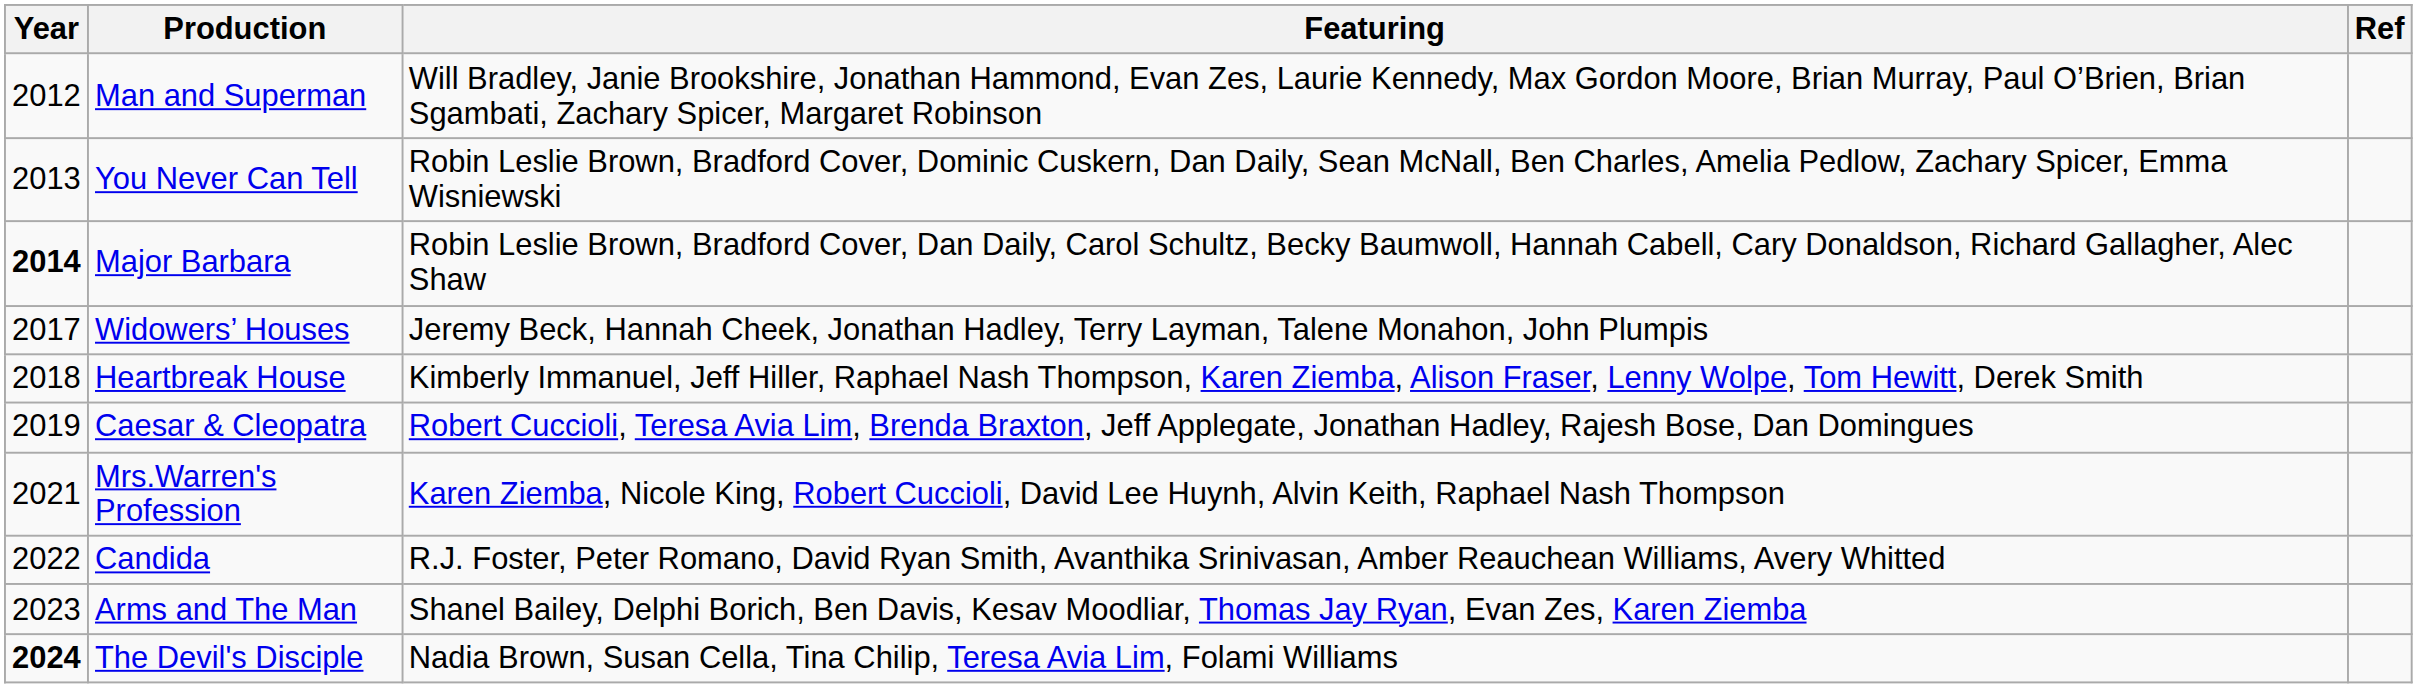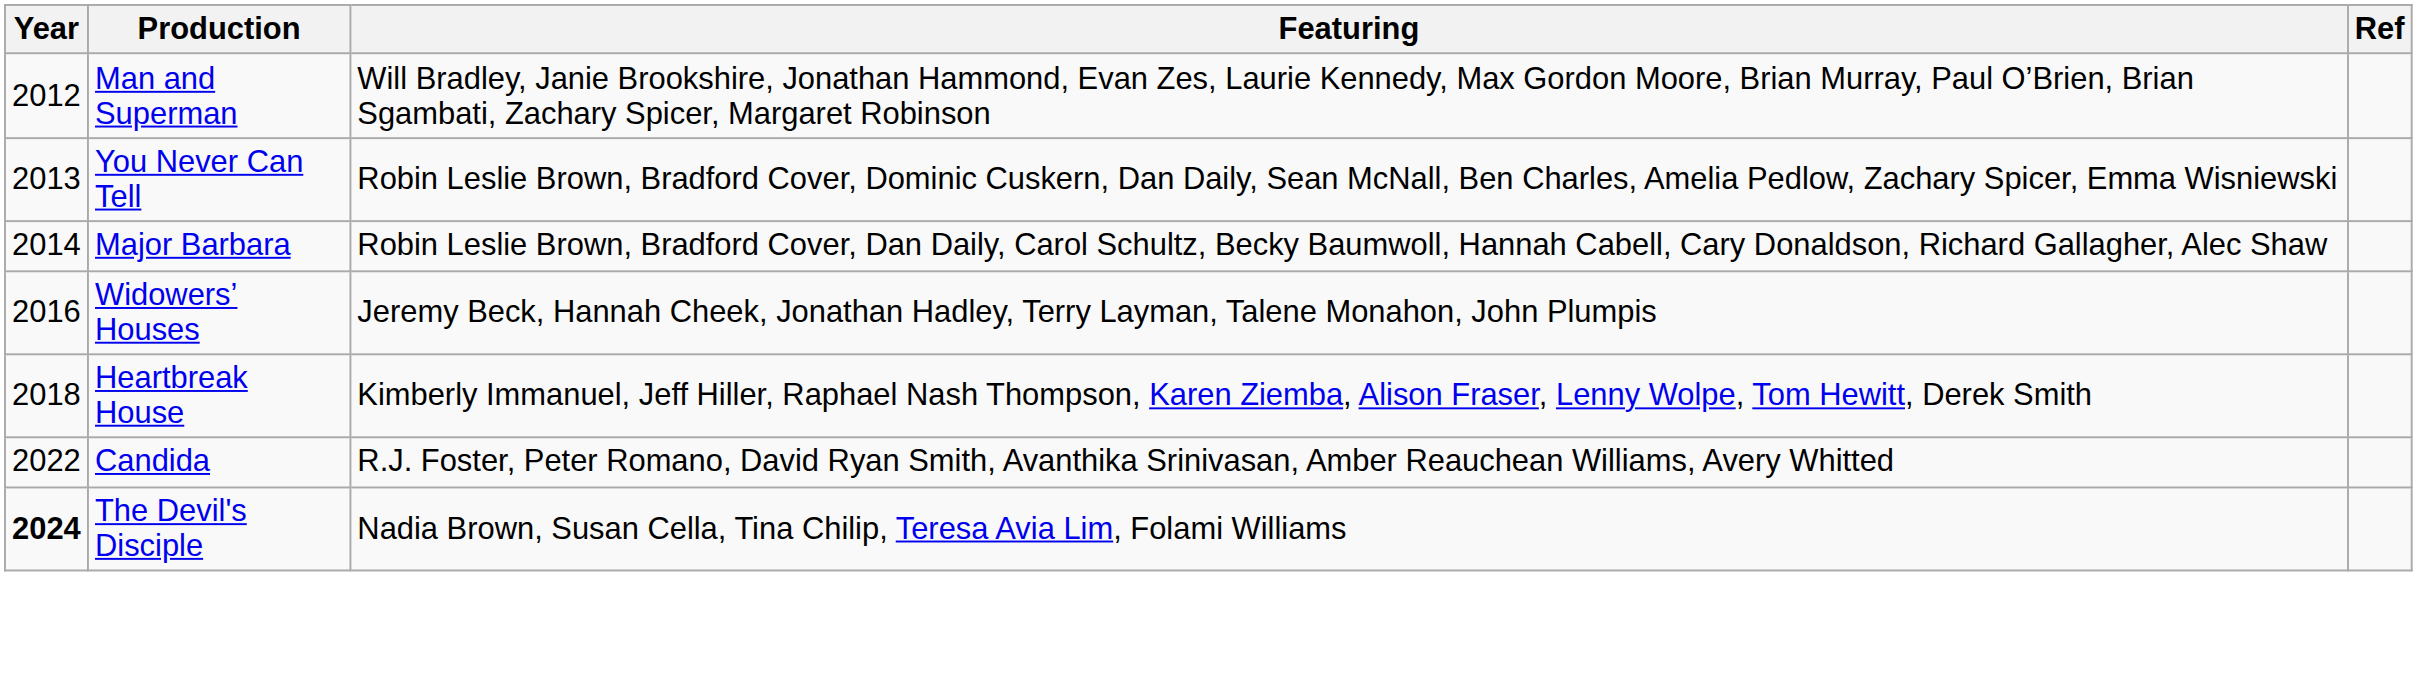(46, 262) bold -> (46, 245) normal
(46, 329) 2017 -> (46, 311) 2016
- row: (231, 427)
- row: (186, 493)
- row: (226, 608)
